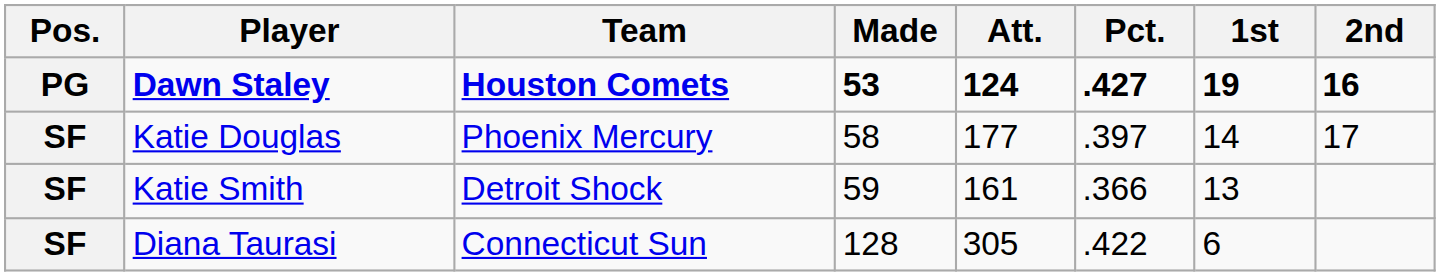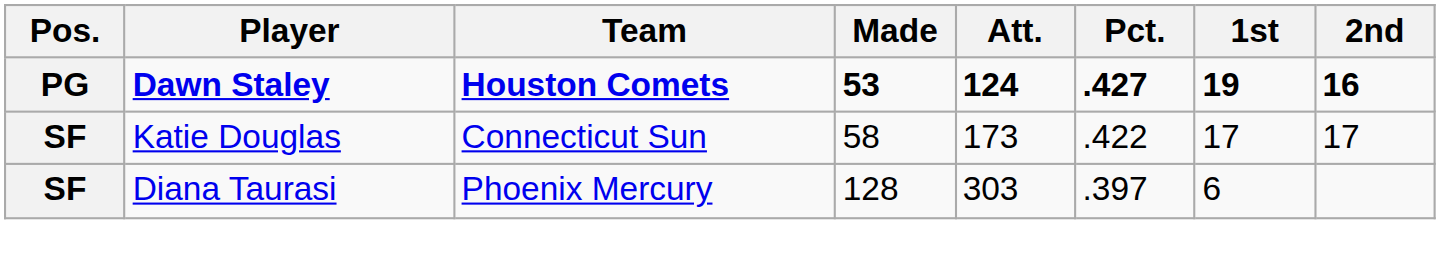(587, 137) Phoenix Mercury -> (584, 137) Connecticut Sun
(991, 137) 177 -> (991, 137) 173
(1115, 137) .397 -> (1115, 137) .422
(1221, 137) 14 -> (1221, 137) 17
- row: (218, 190)
(584, 243) Connecticut Sun -> (587, 190) Phoenix Mercury
(991, 243) 305 -> (991, 190) 303
(1115, 243) .422 -> (1115, 190) .397
